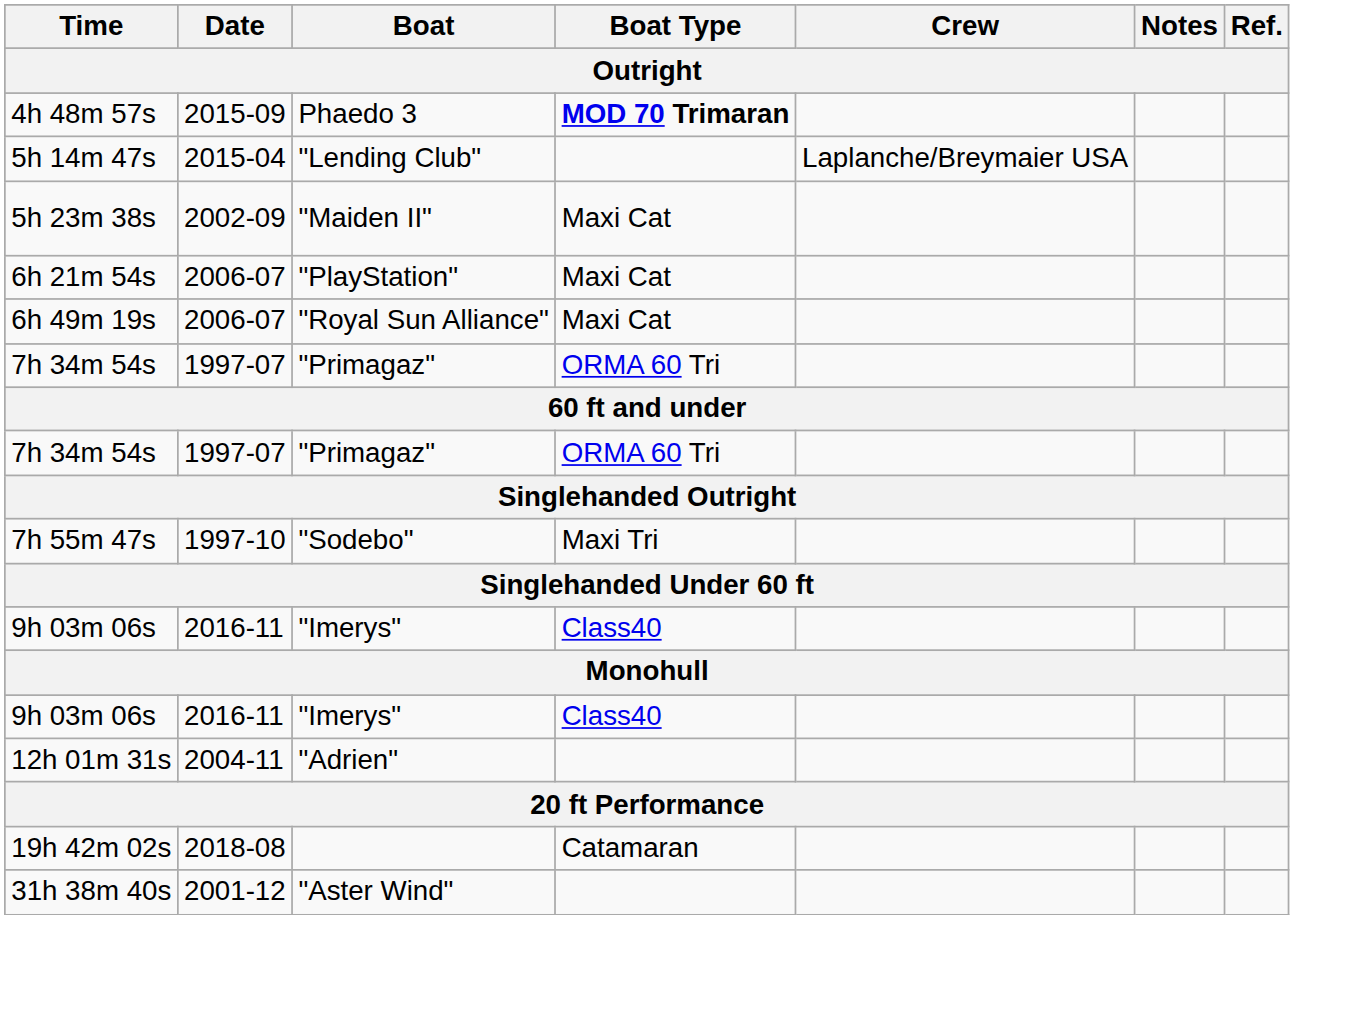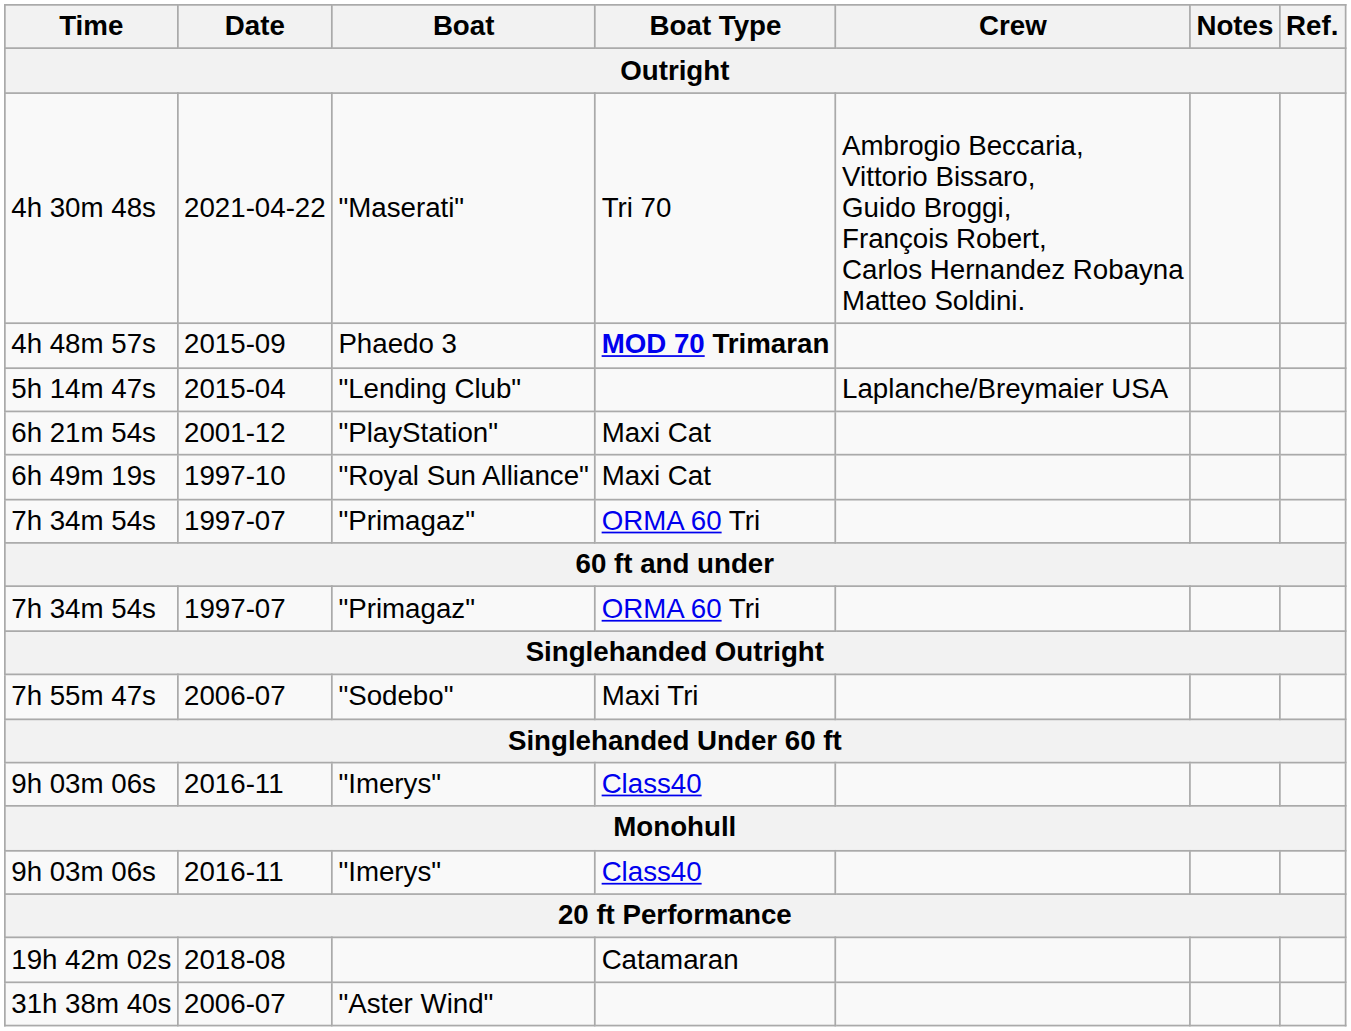+ row: (84, 207)
- row: (84, 217)
(235, 277) 2006-07 -> (235, 432) 2001-12
(235, 320) 2006-07 -> (235, 476) 1997-10
(235, 540) 1997-10 -> (235, 696) 2006-07
- row: (91, 759)
(235, 891) 2001-12 -> (235, 1003) 2006-07
